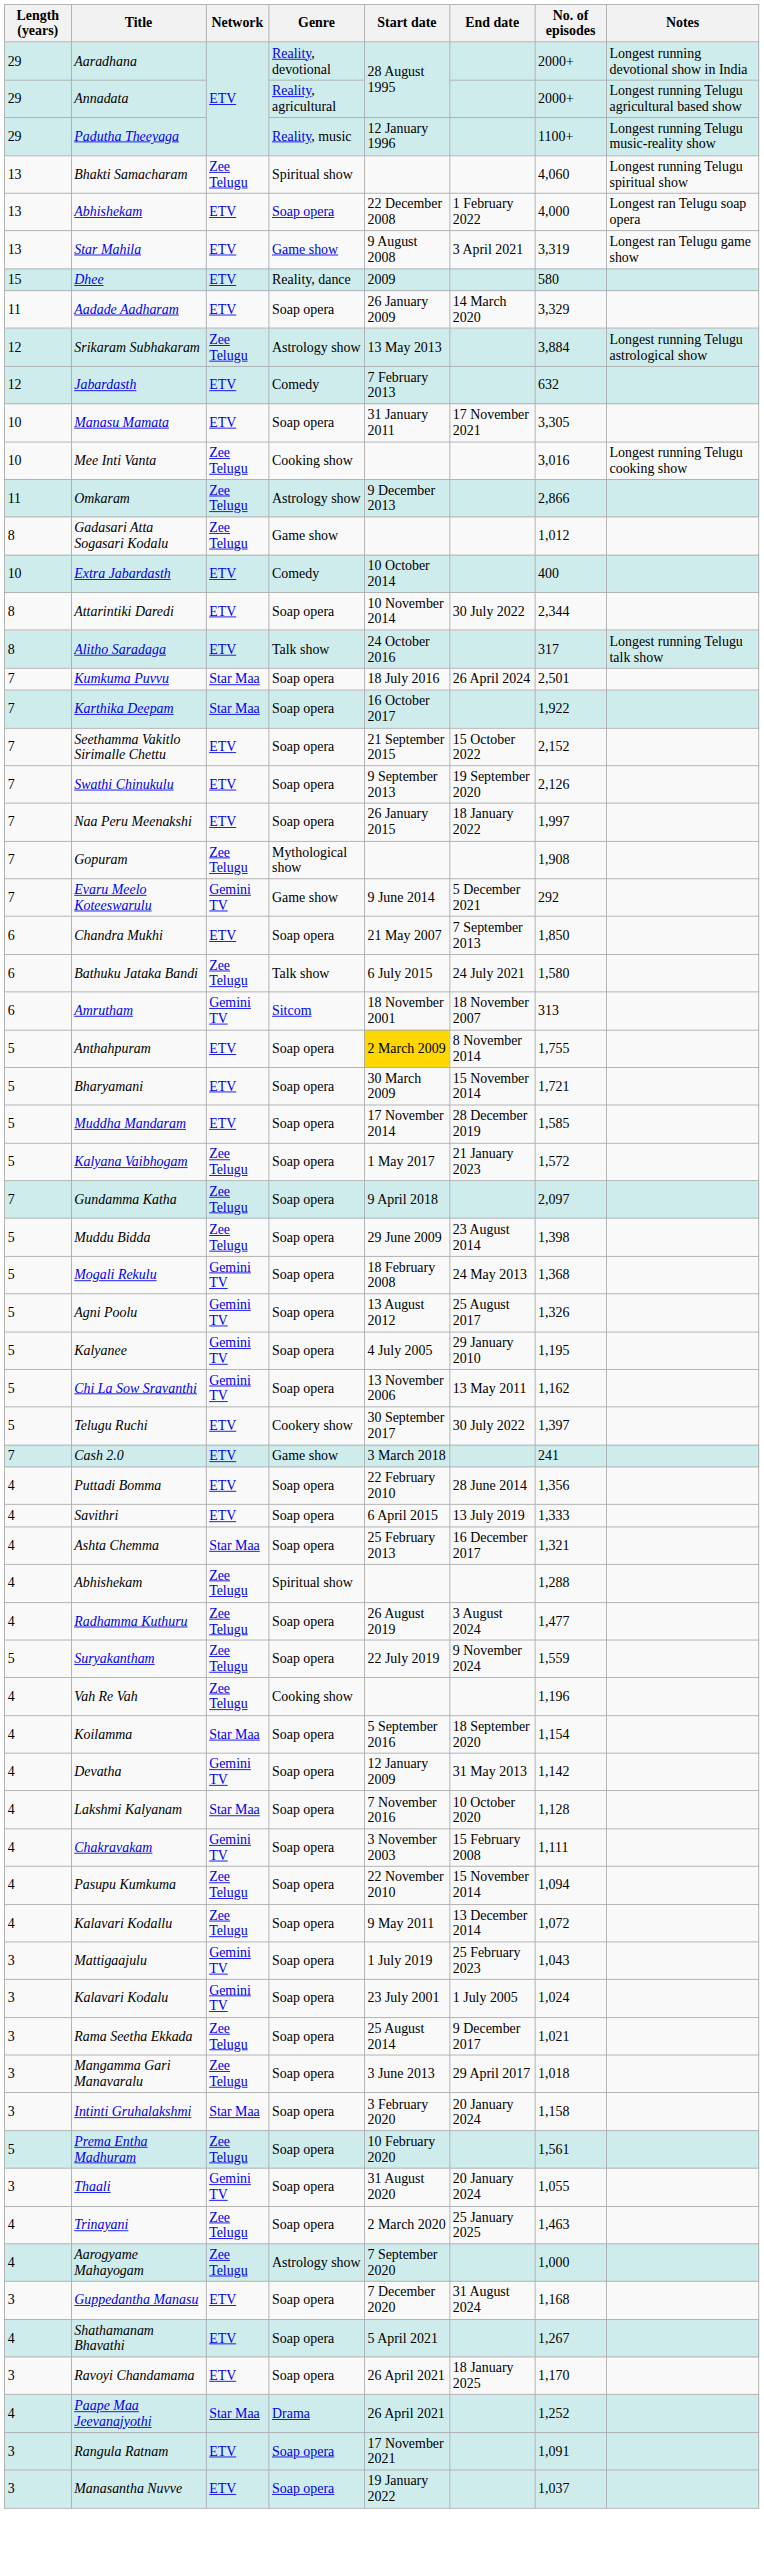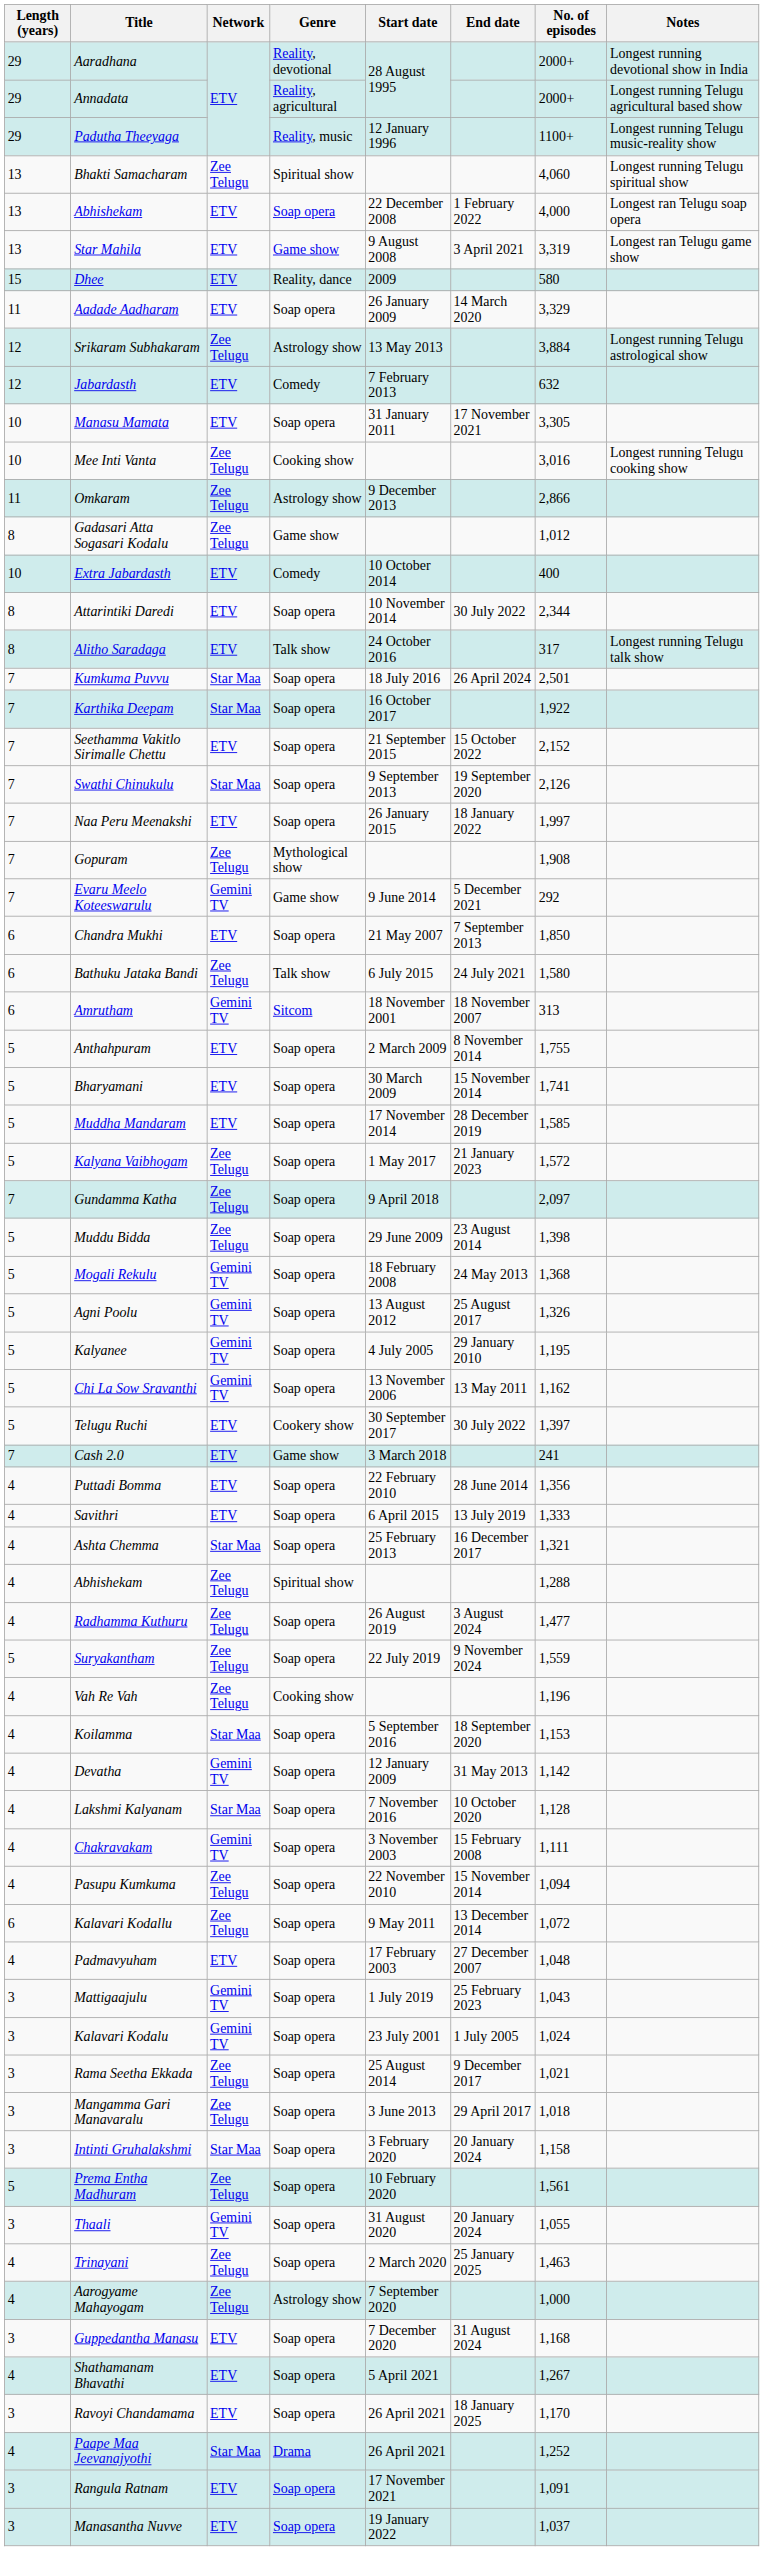(223, 784) ETV -> (235, 784) Star Maa
(407, 1048) gold background -> (407, 1048) no background
(554, 1086) 1,721 -> (554, 1086) 1,741
(554, 1734) 1,154 -> (554, 1734) 1,153
(11, 1923) 4 -> (11, 1923) 6
+ row: (116, 1960)
